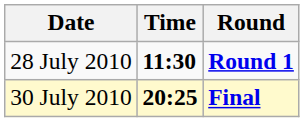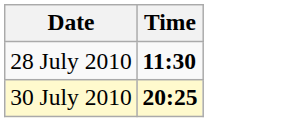- column: (251, 23)
